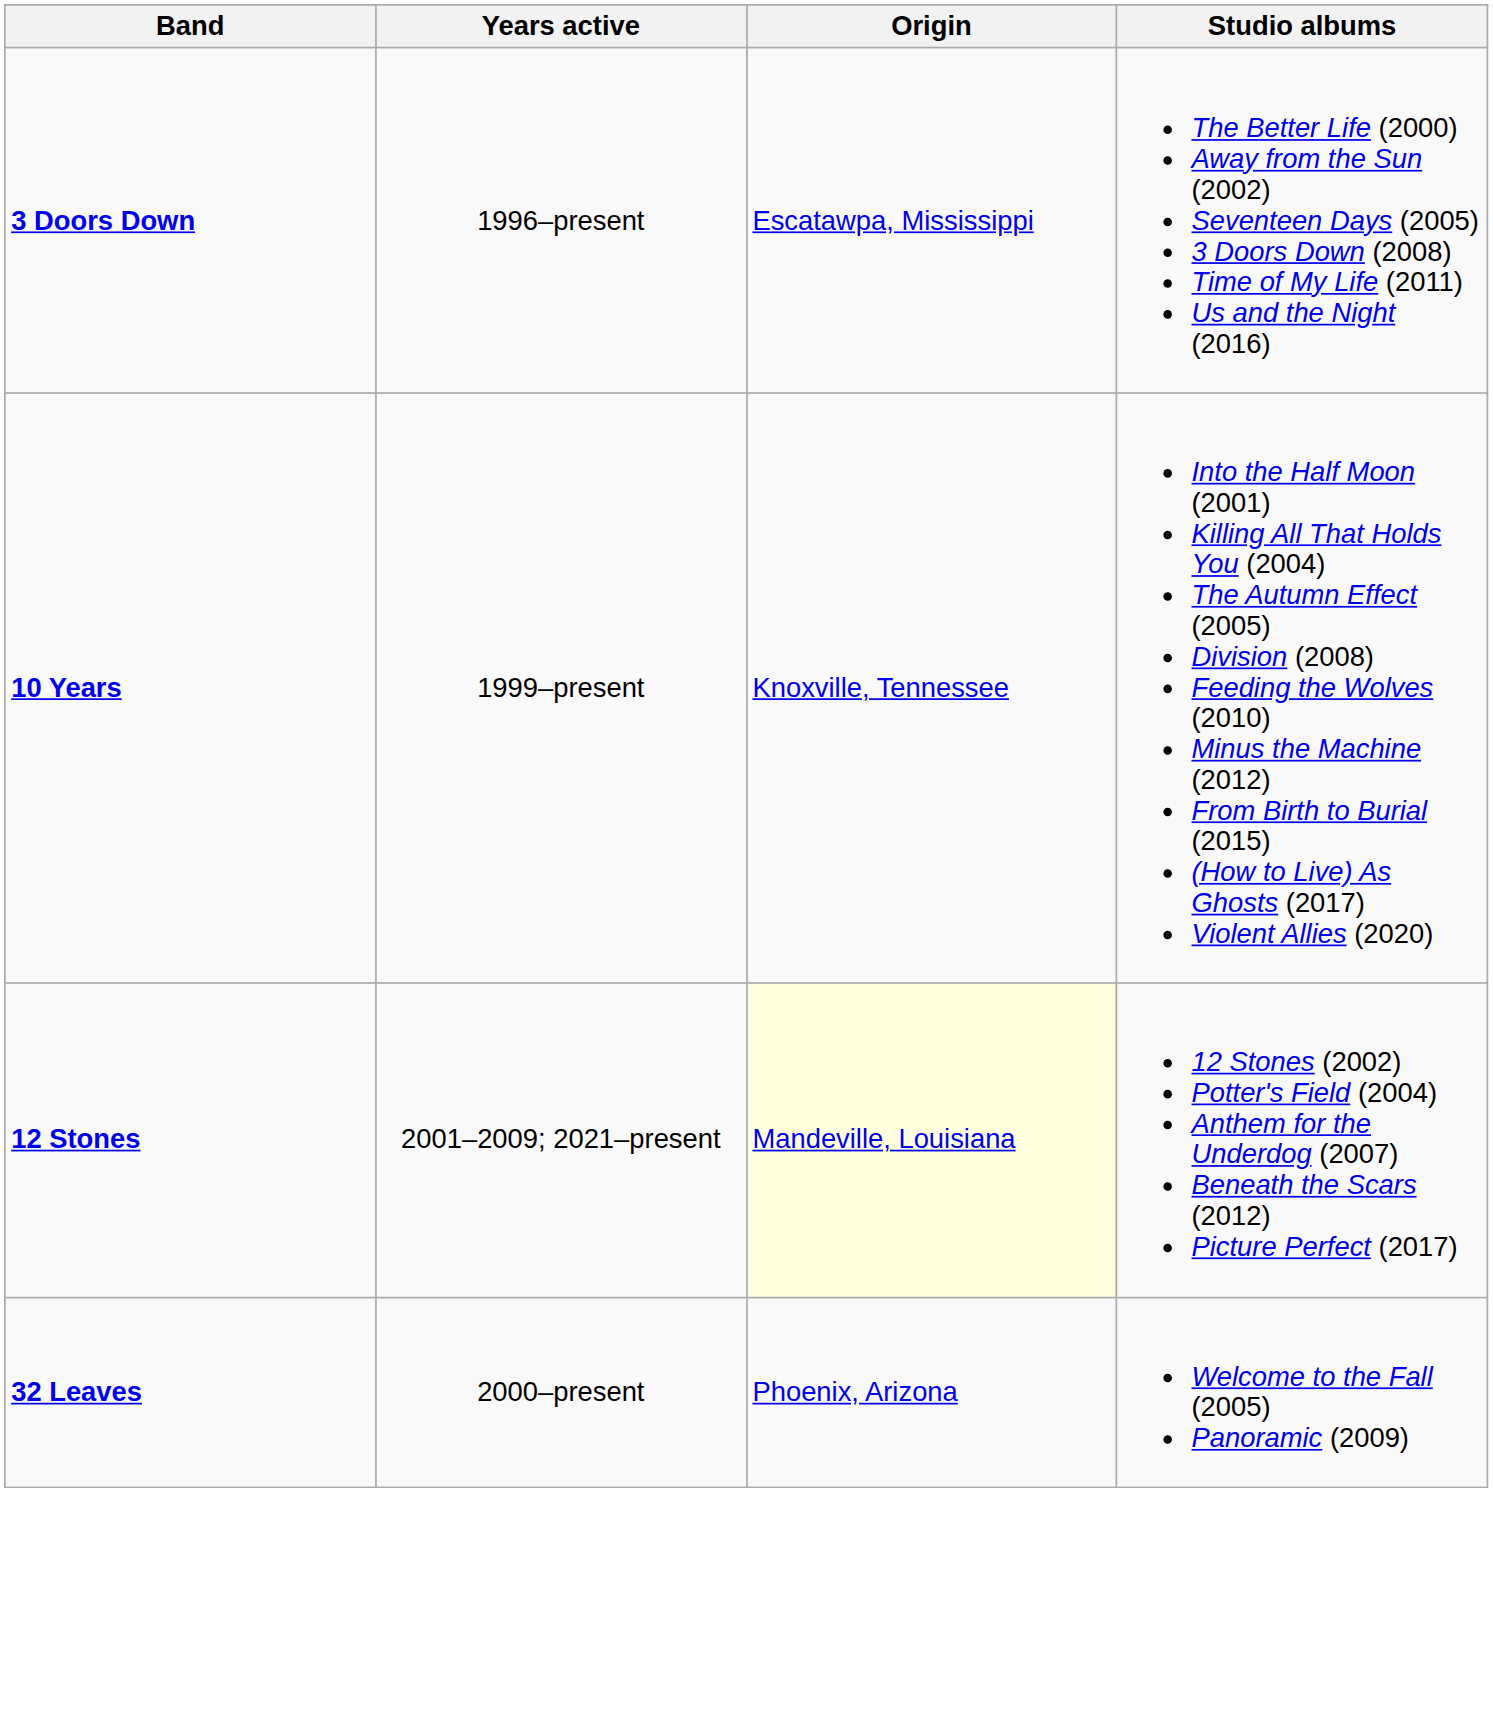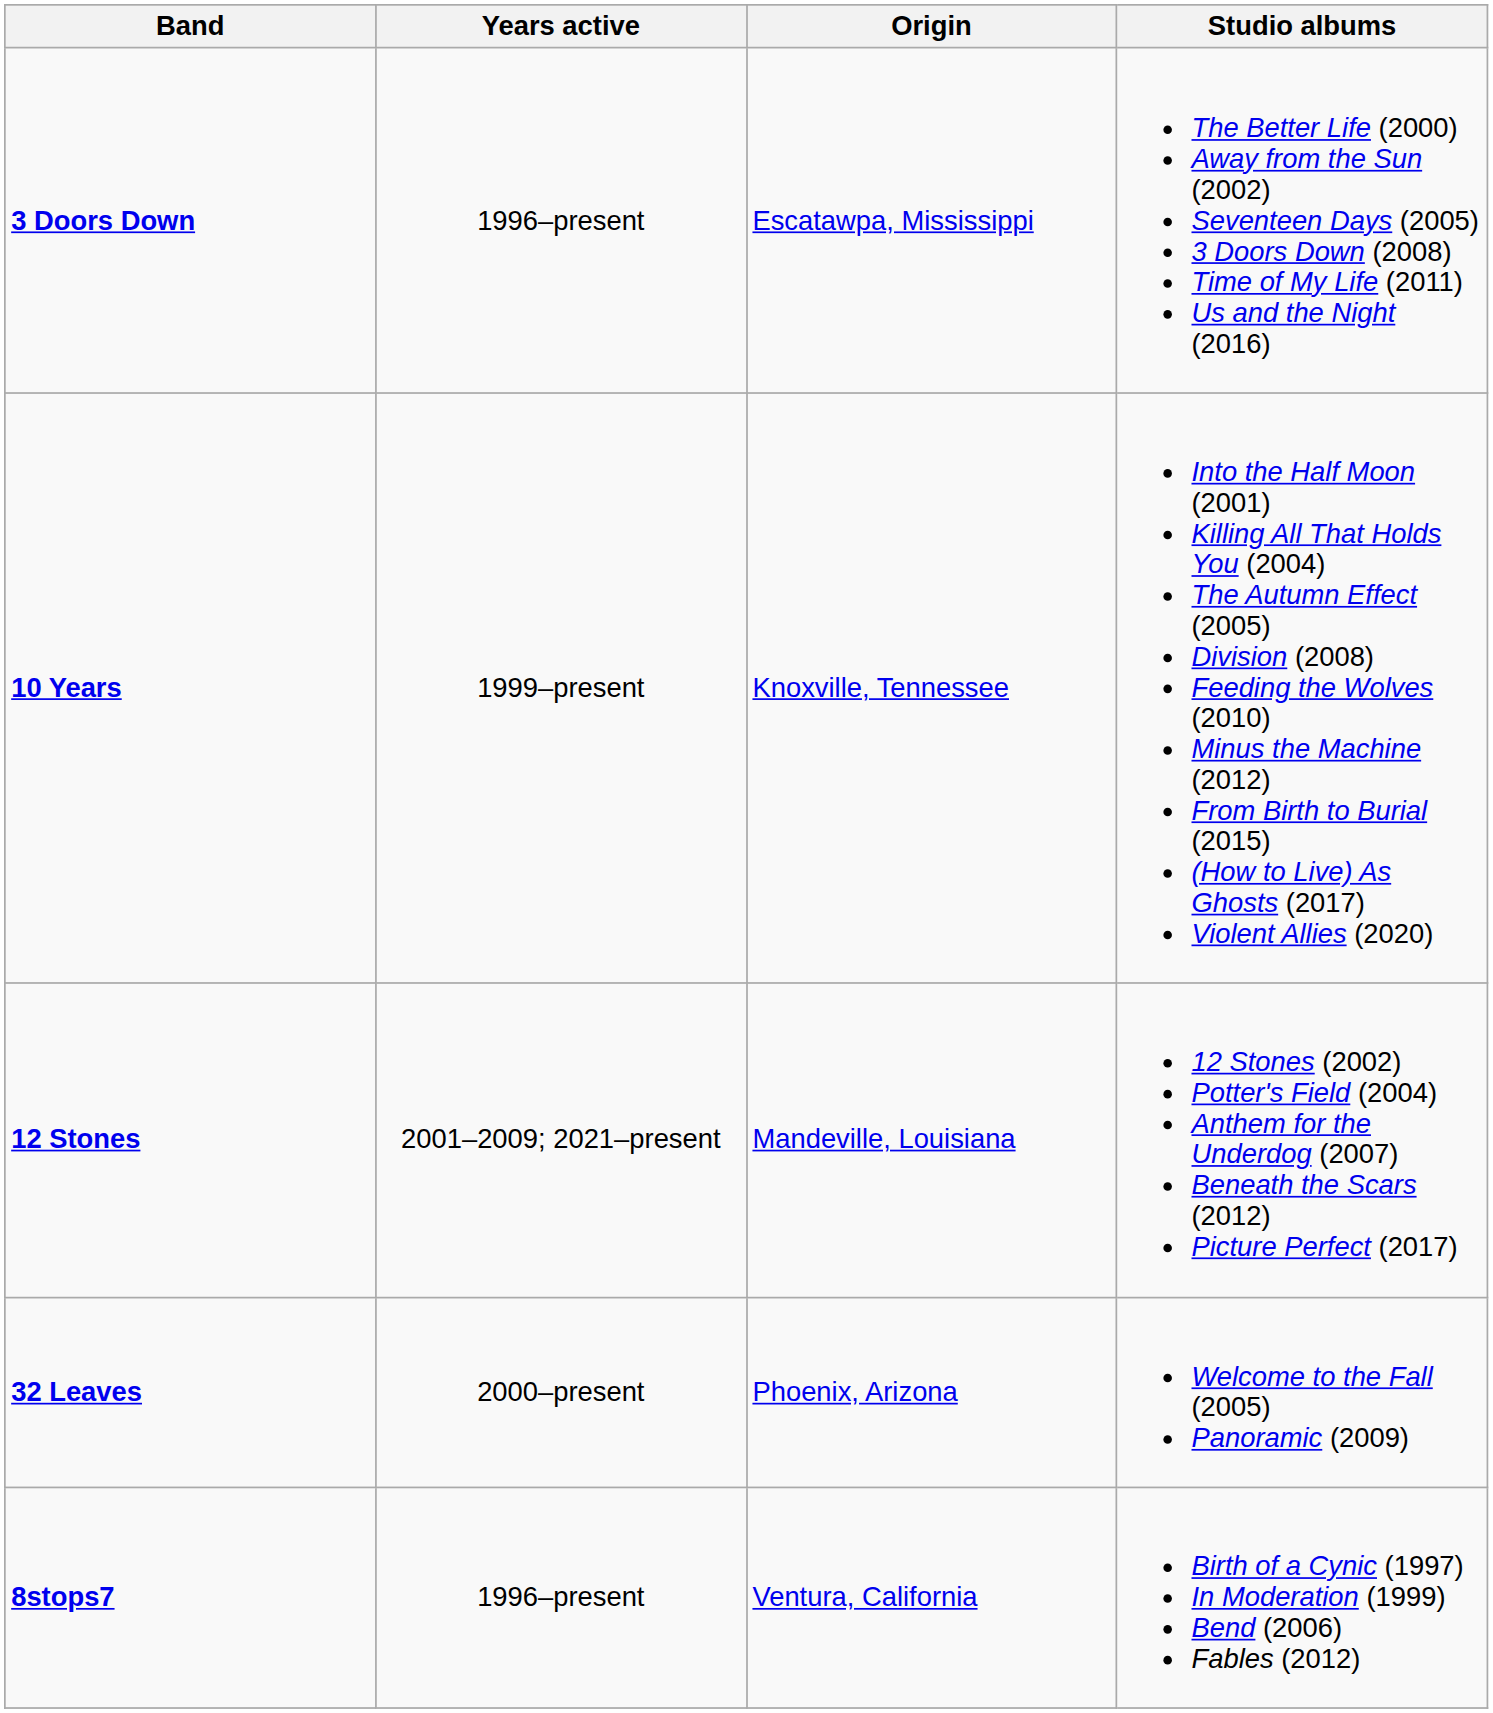(884, 1139) lightyellow background -> (884, 1139) no background
+ row: (63, 1597)
